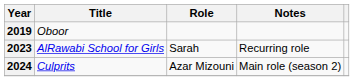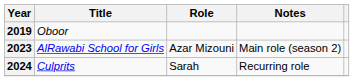(184, 48) Sarah -> (202, 48) Azar Mizouni
(274, 48) Recurring role -> (290, 48) Main role (season 2)
(202, 66) Azar Mizouni -> (184, 66) Sarah
(290, 66) Main role (season 2) -> (274, 66) Recurring role
